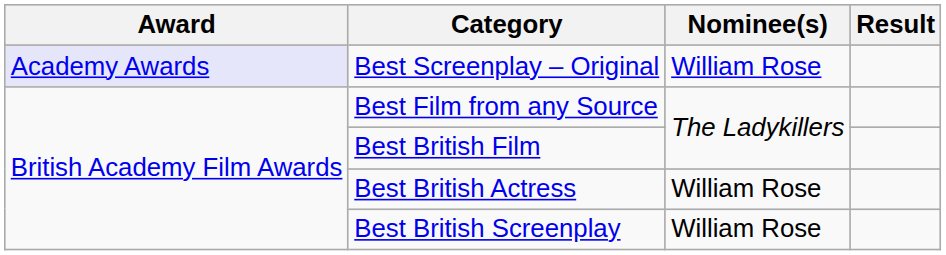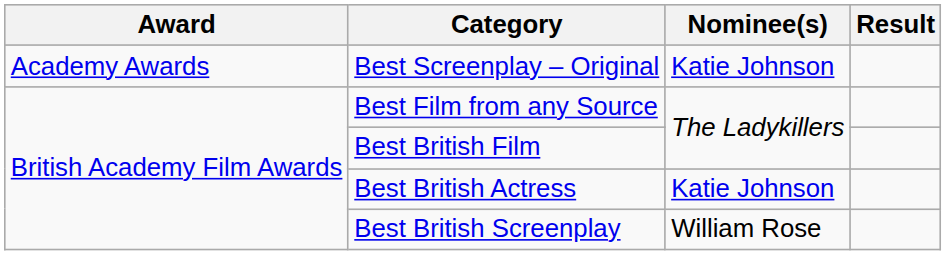(110, 65) lavender background -> (110, 65) no background
(746, 65) William Rose -> (753, 65) Katie Johnson
(746, 188) William Rose -> (753, 188) Katie Johnson
